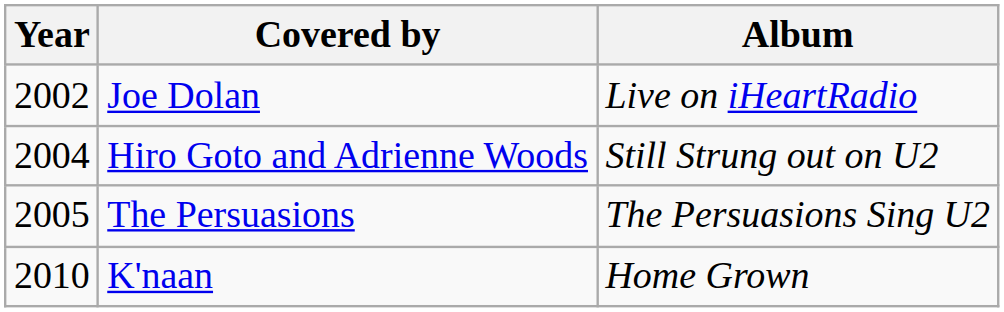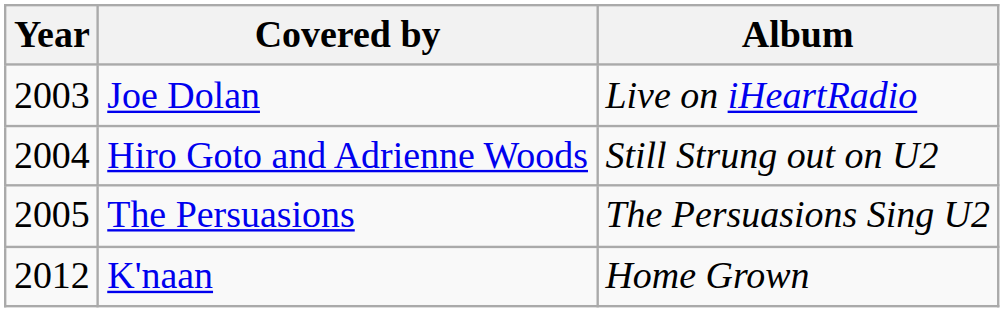(52, 94) 2002 -> (52, 94) 2003
(52, 275) 2010 -> (52, 275) 2012
